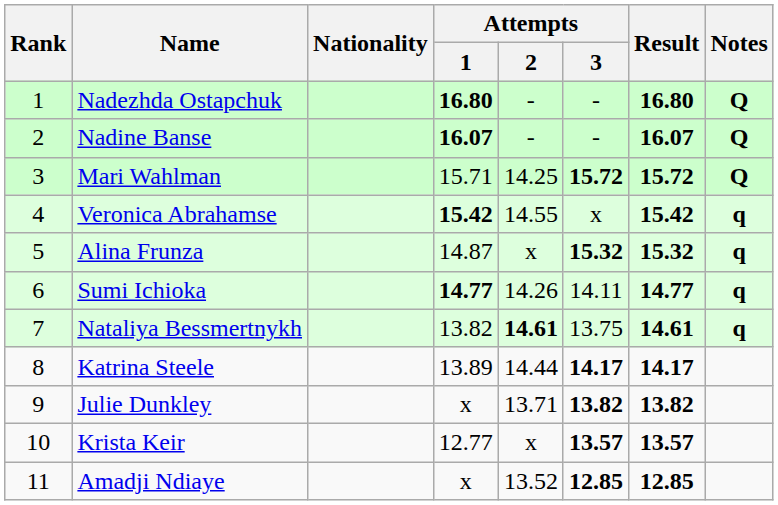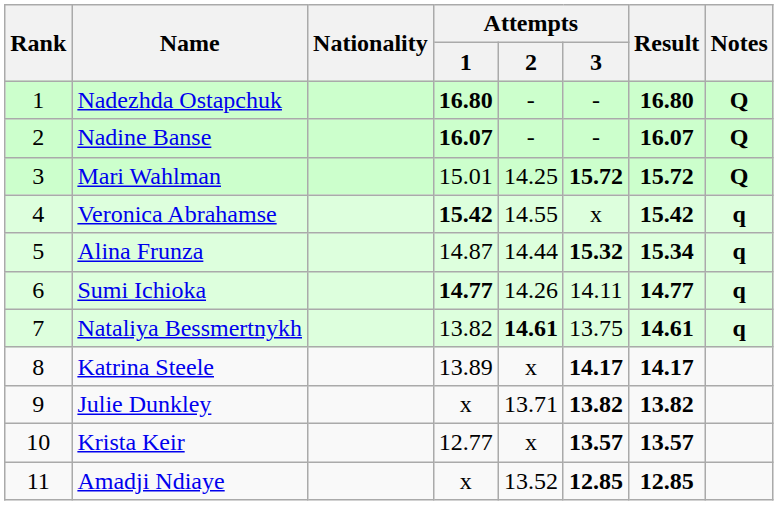(466, 175) 15.71 -> (466, 175) 15.01
(531, 251) x -> (531, 251) 14.44
(667, 251) 15.32 -> (667, 251) 15.34
(531, 366) 14.44 -> (531, 366) x
